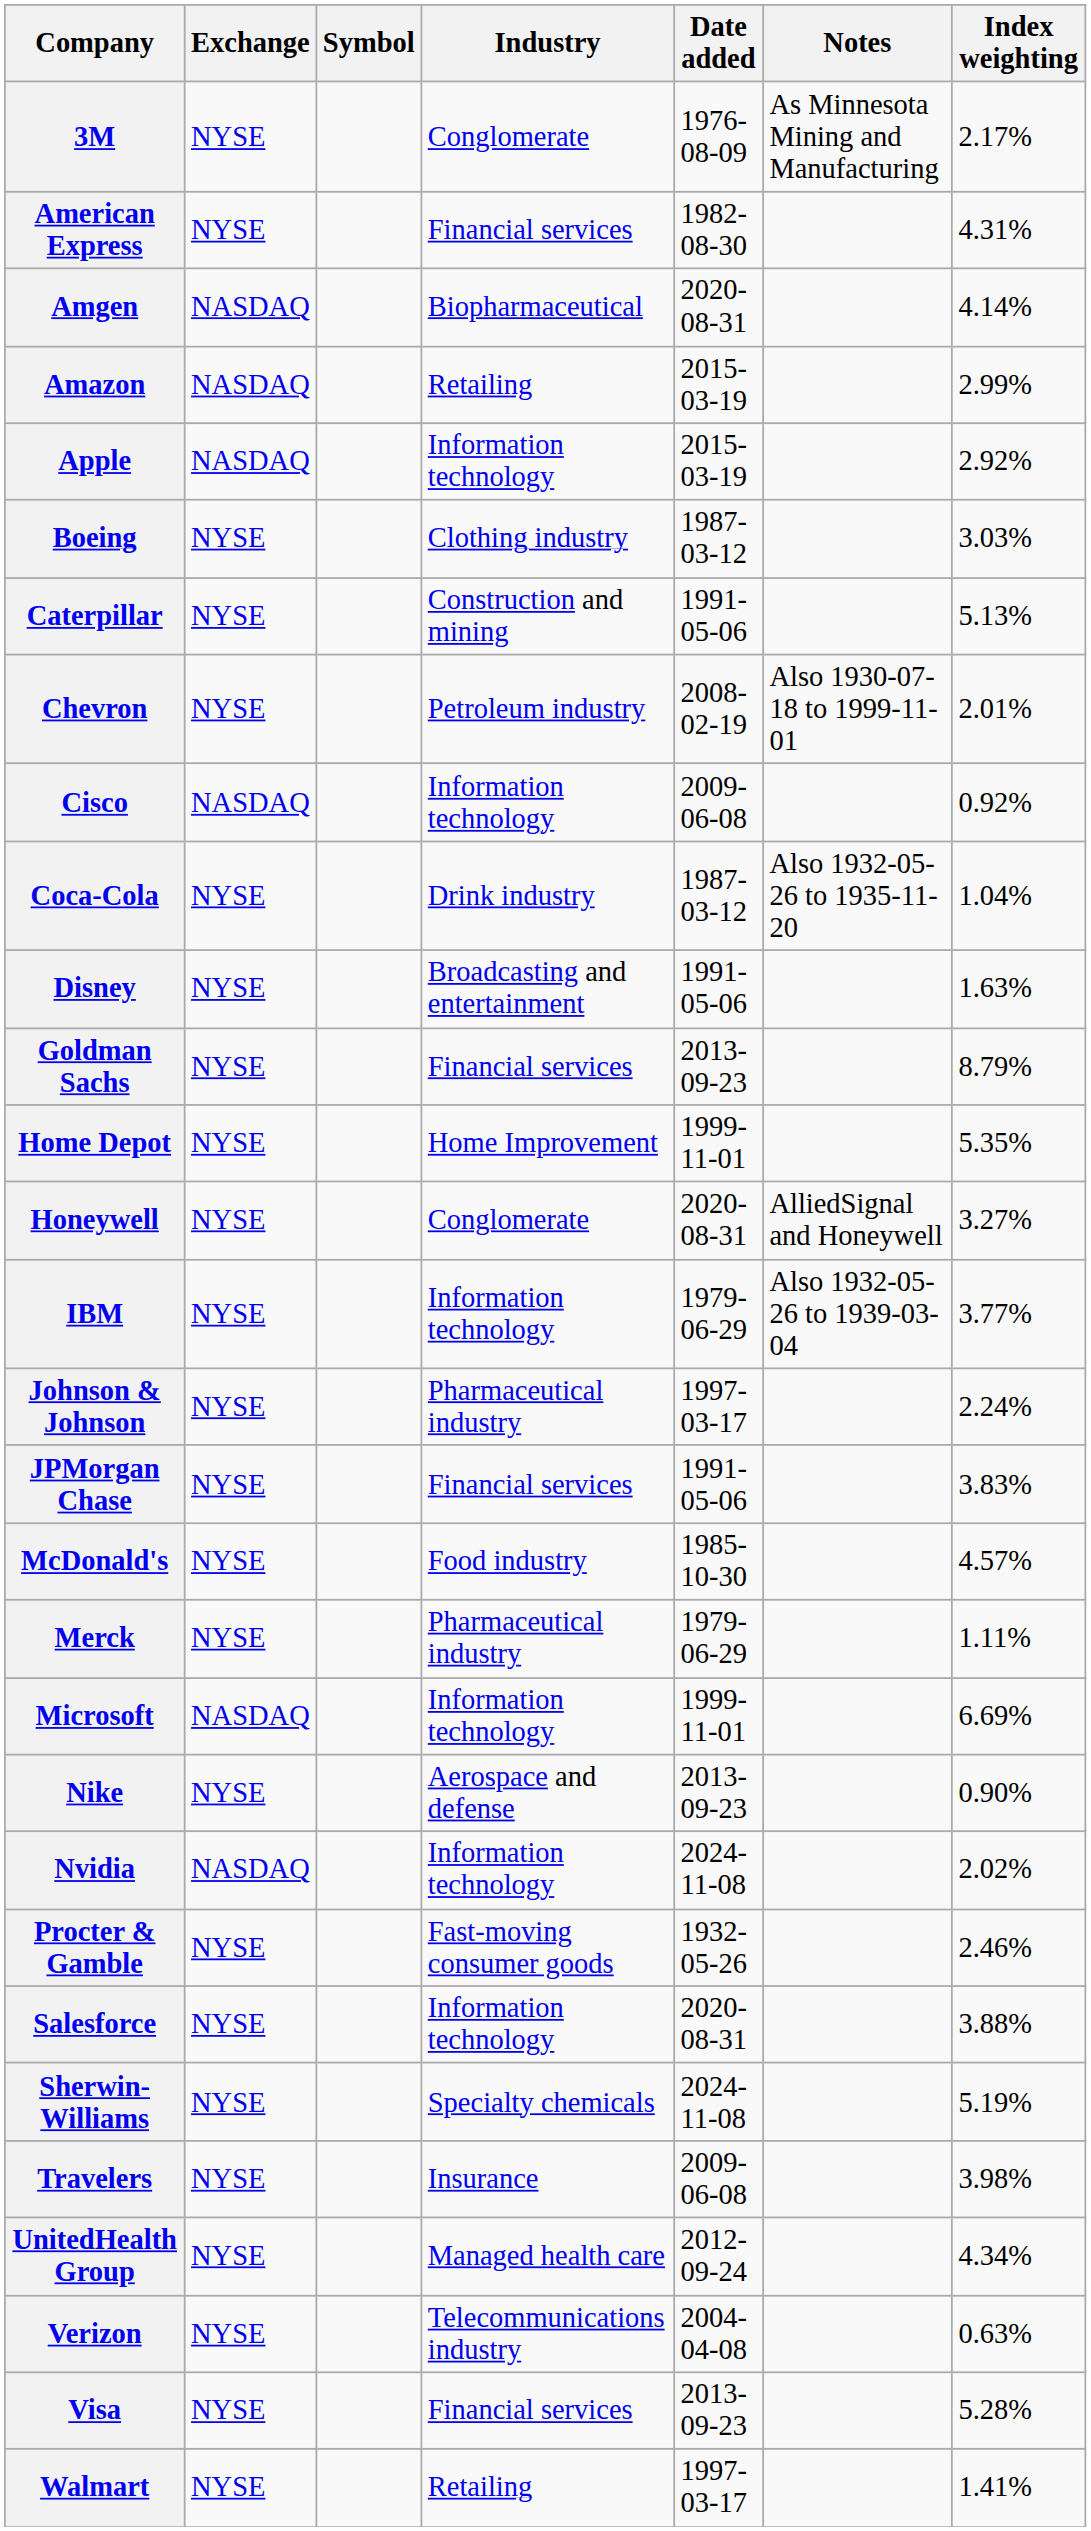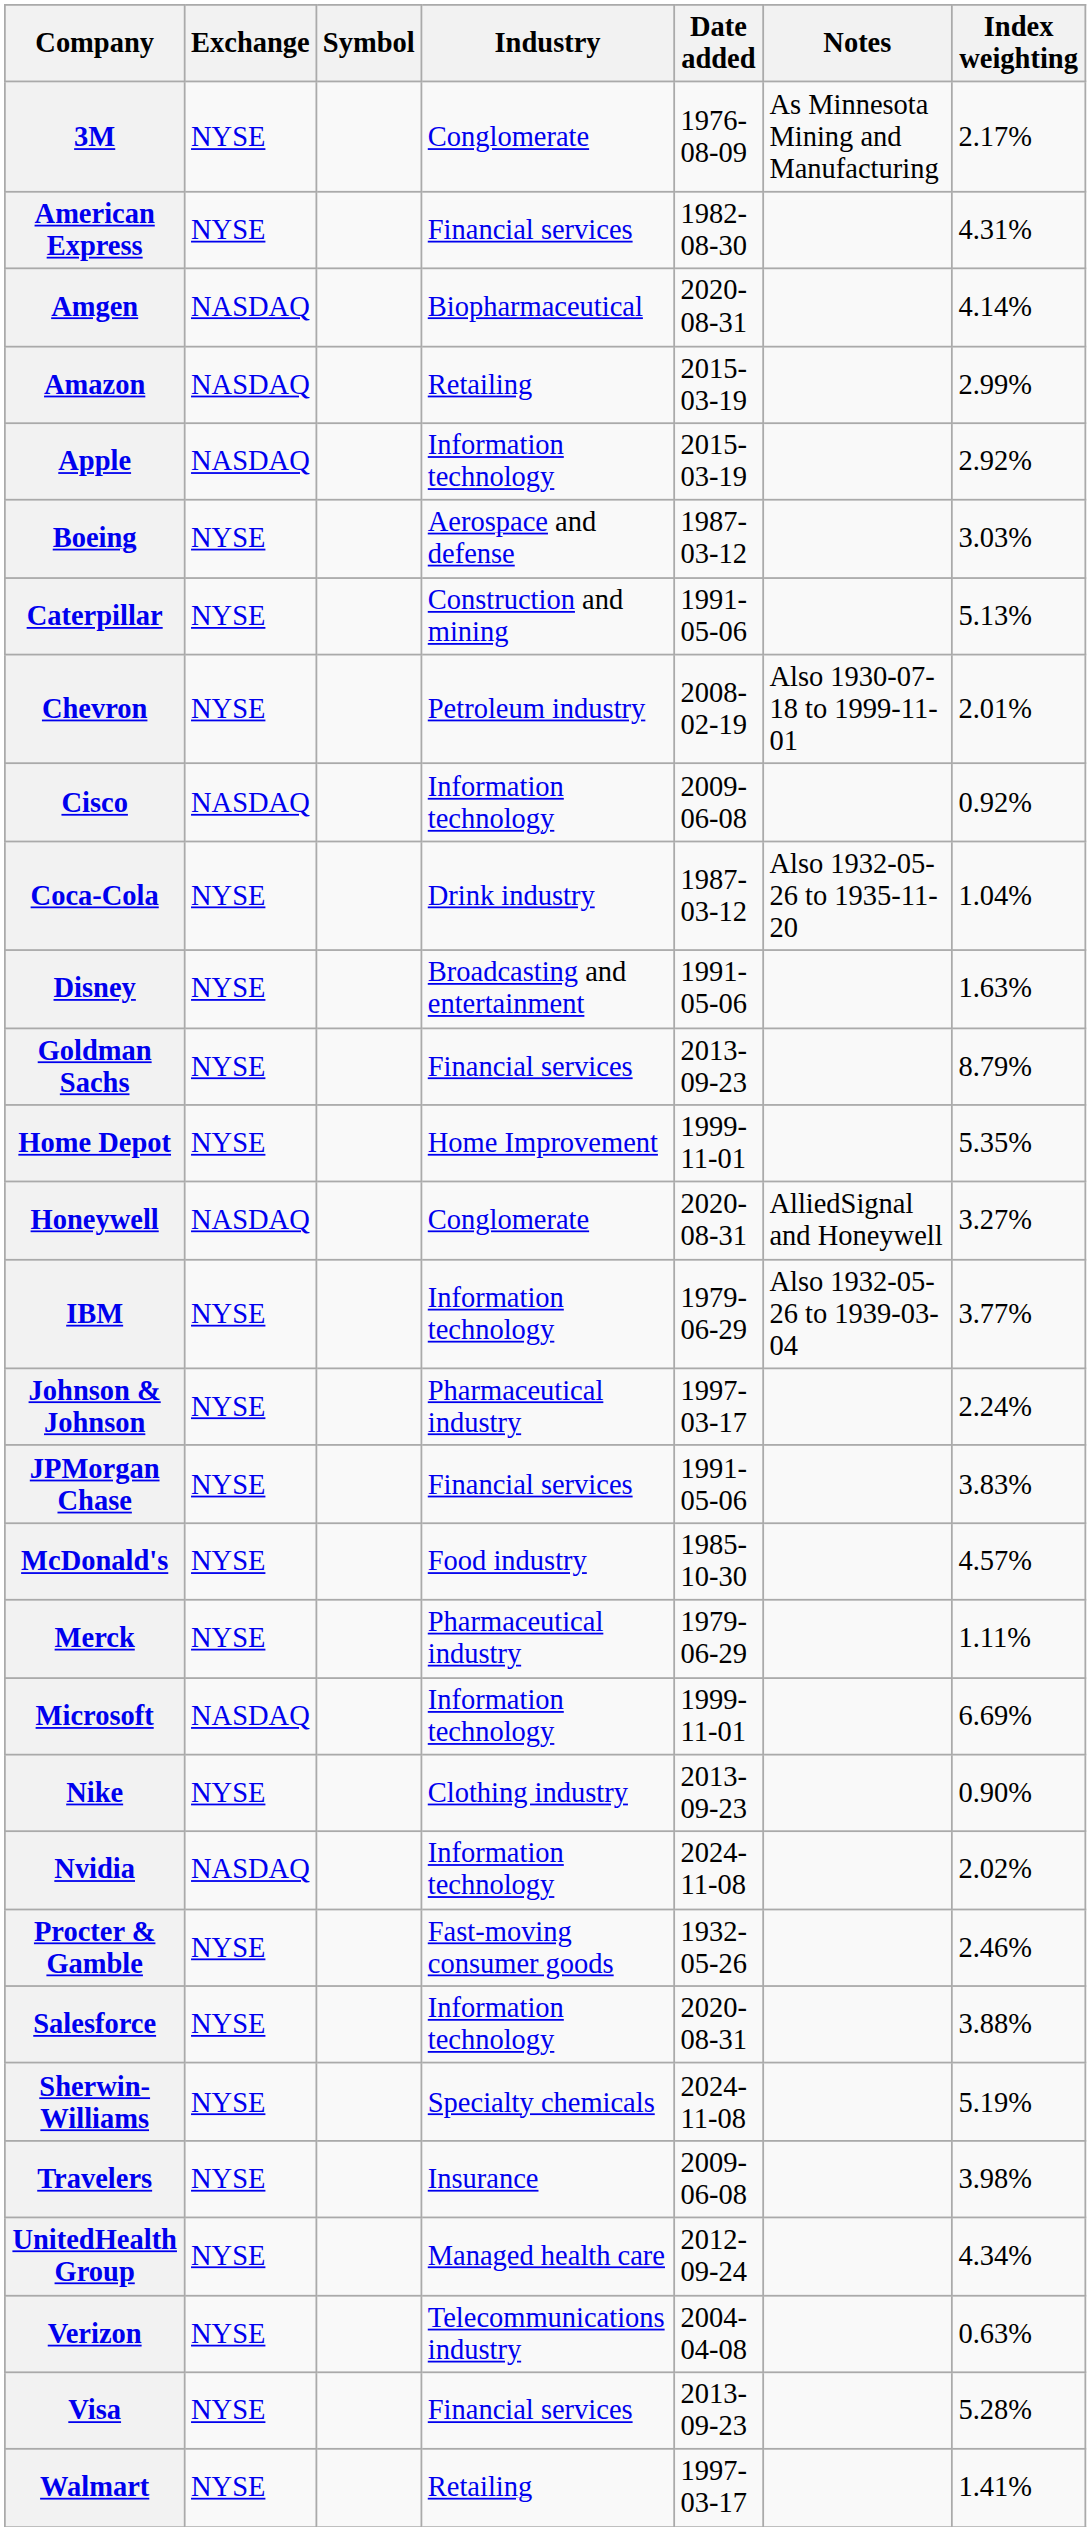(528, 538) Clothing industry -> (512, 538) Aerospace and defense
(228, 1220) NYSE -> (250, 1220) NASDAQ
(512, 1792) Aerospace and defense -> (528, 1792) Clothing industry
